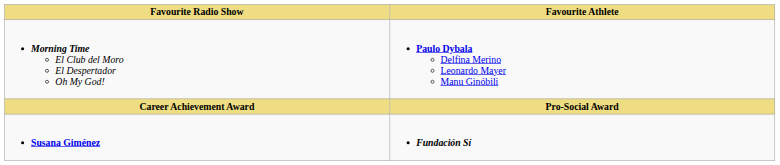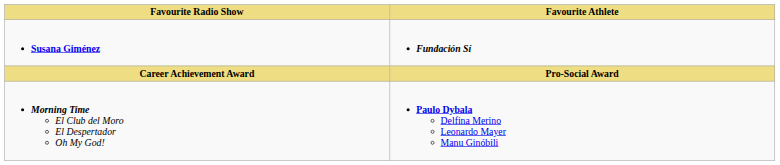rows swapped: (197, 65) <-> (197, 143)
